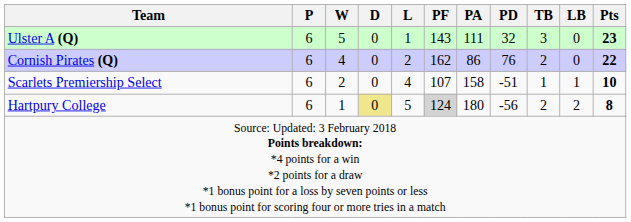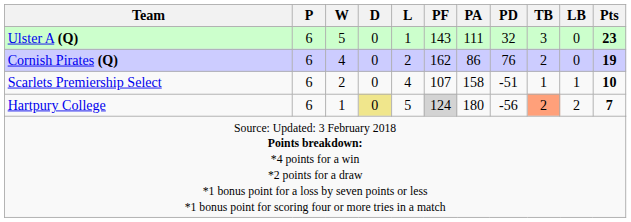(609, 60) 22 -> (609, 60) 19
(544, 104) no background -> (544, 104) lightsalmon background
(609, 104) 8 -> (609, 104) 7
